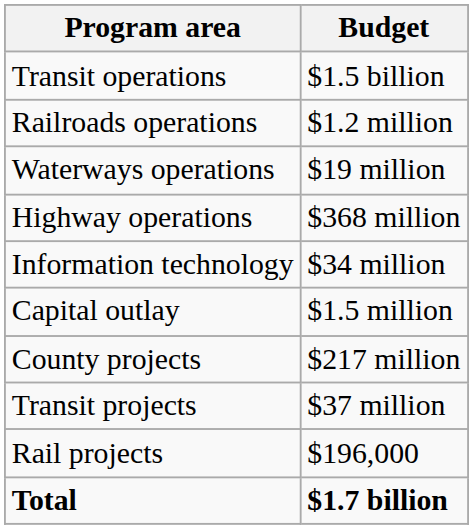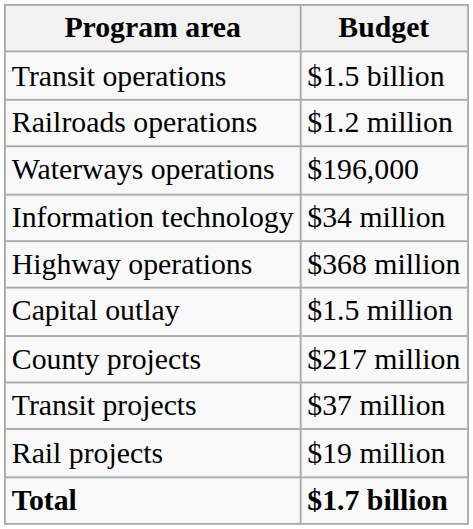(376, 169) $19 million -> (363, 169) $196,000
rows swapped: (132, 216) <-> (153, 264)
(363, 452) $196,000 -> (376, 452) $19 million
